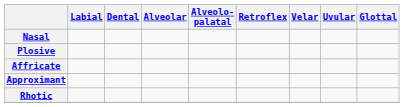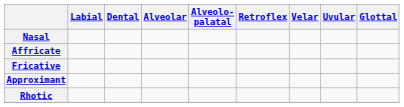- row: (36, 51)
+ row: (36, 66)
